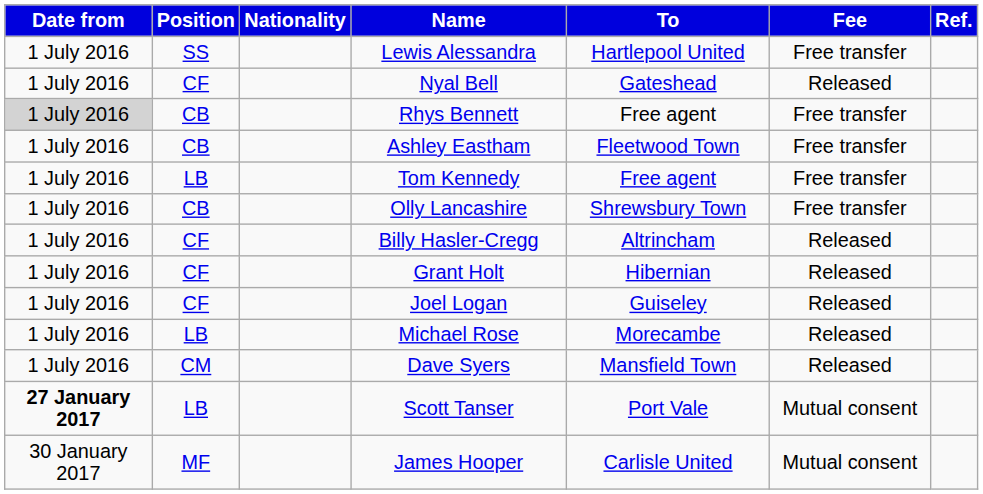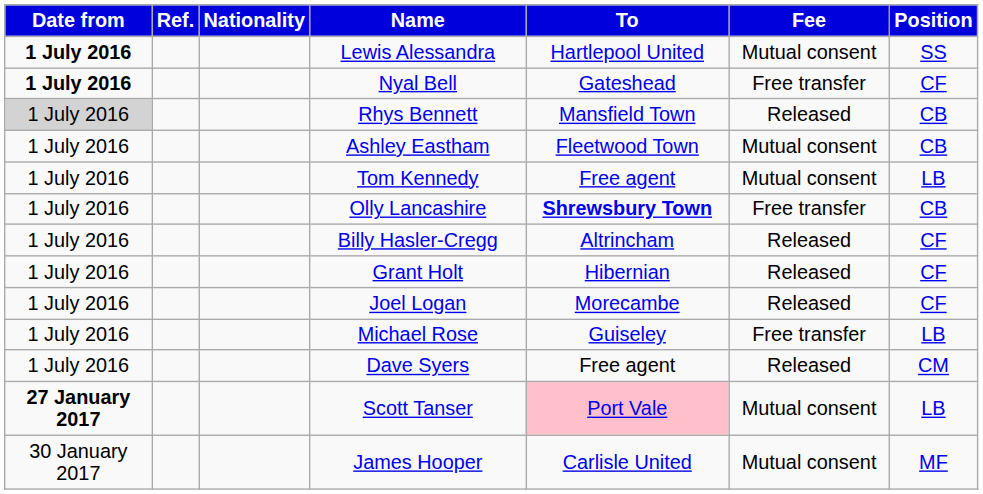columns swapped: (196, 21) <-> (954, 21)
(78, 52) normal -> (78, 52) bold
(850, 52) Free transfer -> (809, 52) Mutual consent
(78, 84) normal -> (78, 84) bold
(850, 84) Released -> (809, 84) Free transfer
(668, 115) Free agent -> (627, 115) Mansfield Town
(850, 115) Free transfer -> (809, 115) Released
(850, 146) Free transfer -> (809, 146) Mutual consent
(850, 178) Free transfer -> (809, 178) Mutual consent
(668, 209) normal -> (627, 209) bold
(668, 303) Guiseley -> (627, 303) Morecambe
(668, 335) Morecambe -> (627, 335) Guiseley
(850, 335) Released -> (809, 335) Free transfer
(668, 366) Mansfield Town -> (627, 366) Free agent
(668, 409) no background -> (627, 409) pink background
